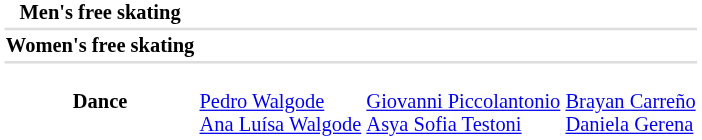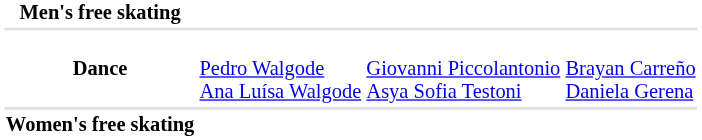rows swapped: (100, 45) <-> (100, 101)
